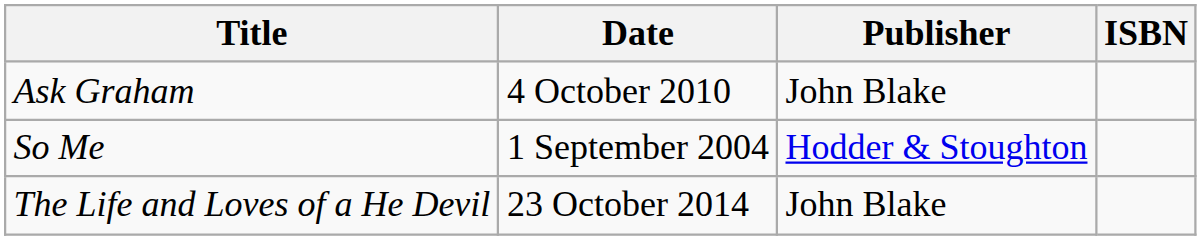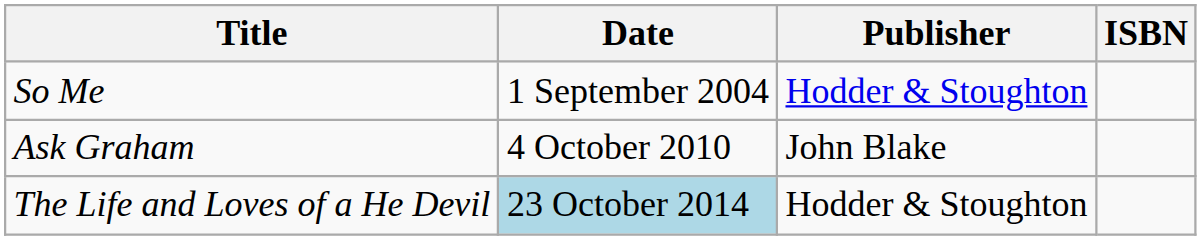rows swapped: (59, 147) <-> (104, 90)
(628, 204) no background -> (628, 204) lightblue background
(866, 204) John Blake -> (936, 204) Hodder & Stoughton
